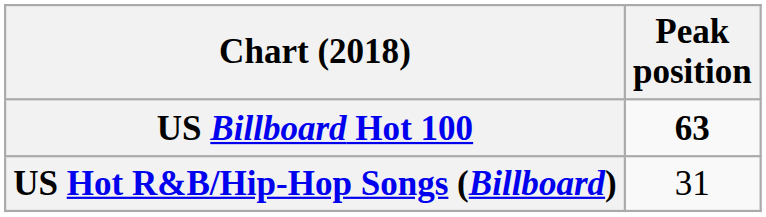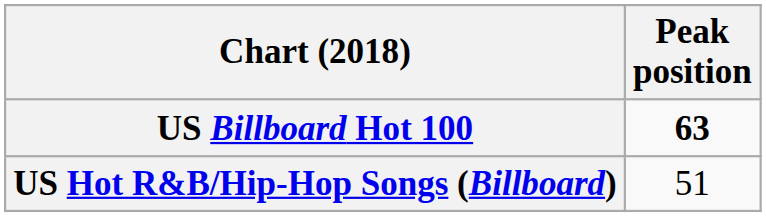(692, 182) 31 -> (692, 182) 51
